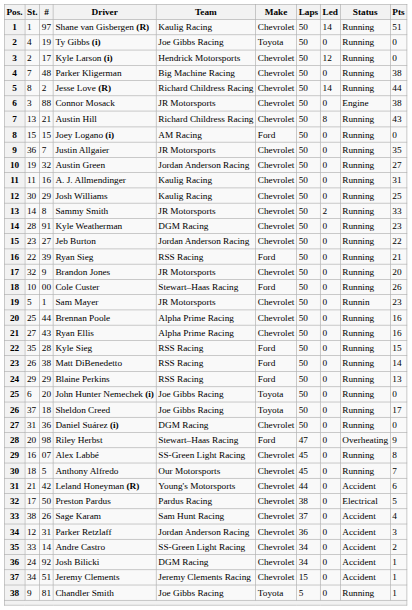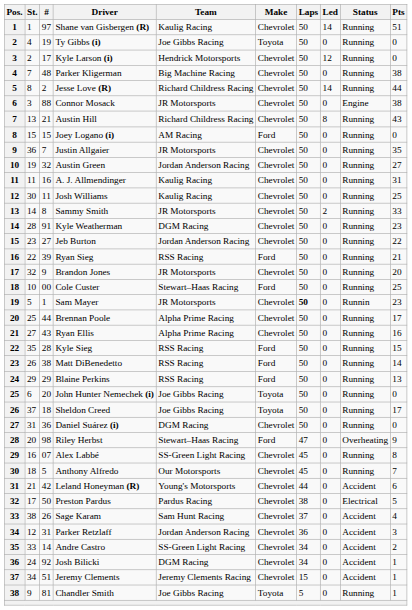(46, 195) 29 -> (46, 195) 11
(397, 287) 26 -> (397, 287) 25
(303, 302) normal -> (303, 302) bold
(397, 318) 16 -> (397, 318) 17
